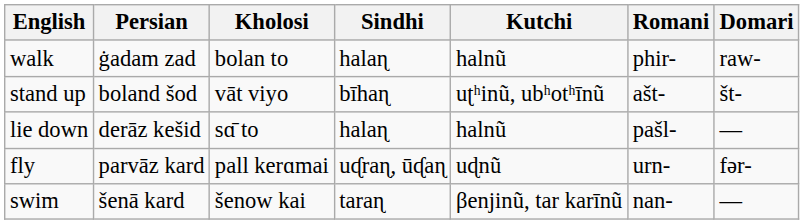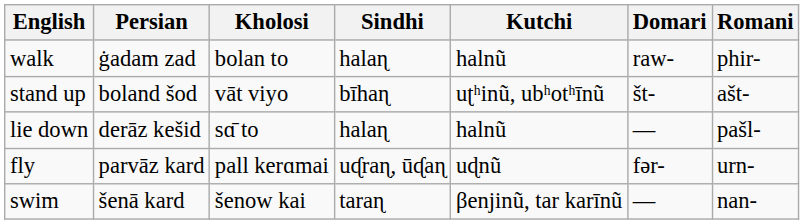columns swapped: (757, 22) <-> (671, 22)
